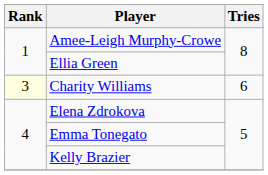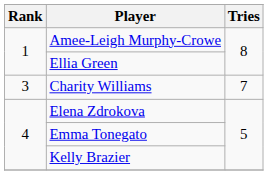(25, 87) lightyellow background -> (25, 87) no background
(244, 87) 6 -> (244, 87) 7
